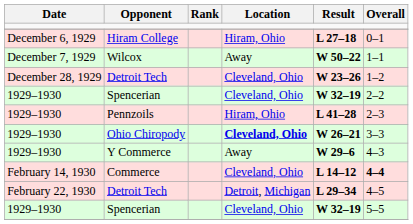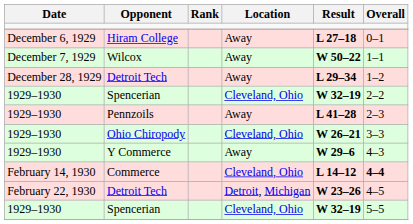(255, 38) Hiram, Ohio -> (238, 38) Away
(264, 76) Cleveland, Ohio -> (238, 76) Away
(338, 76) W 23–26 -> (336, 76) L 29–34
(255, 114) Hiram, Ohio -> (238, 114) Away
(266, 133) bold -> (264, 133) normal
(336, 190) L 29–34 -> (338, 190) W 23–26
